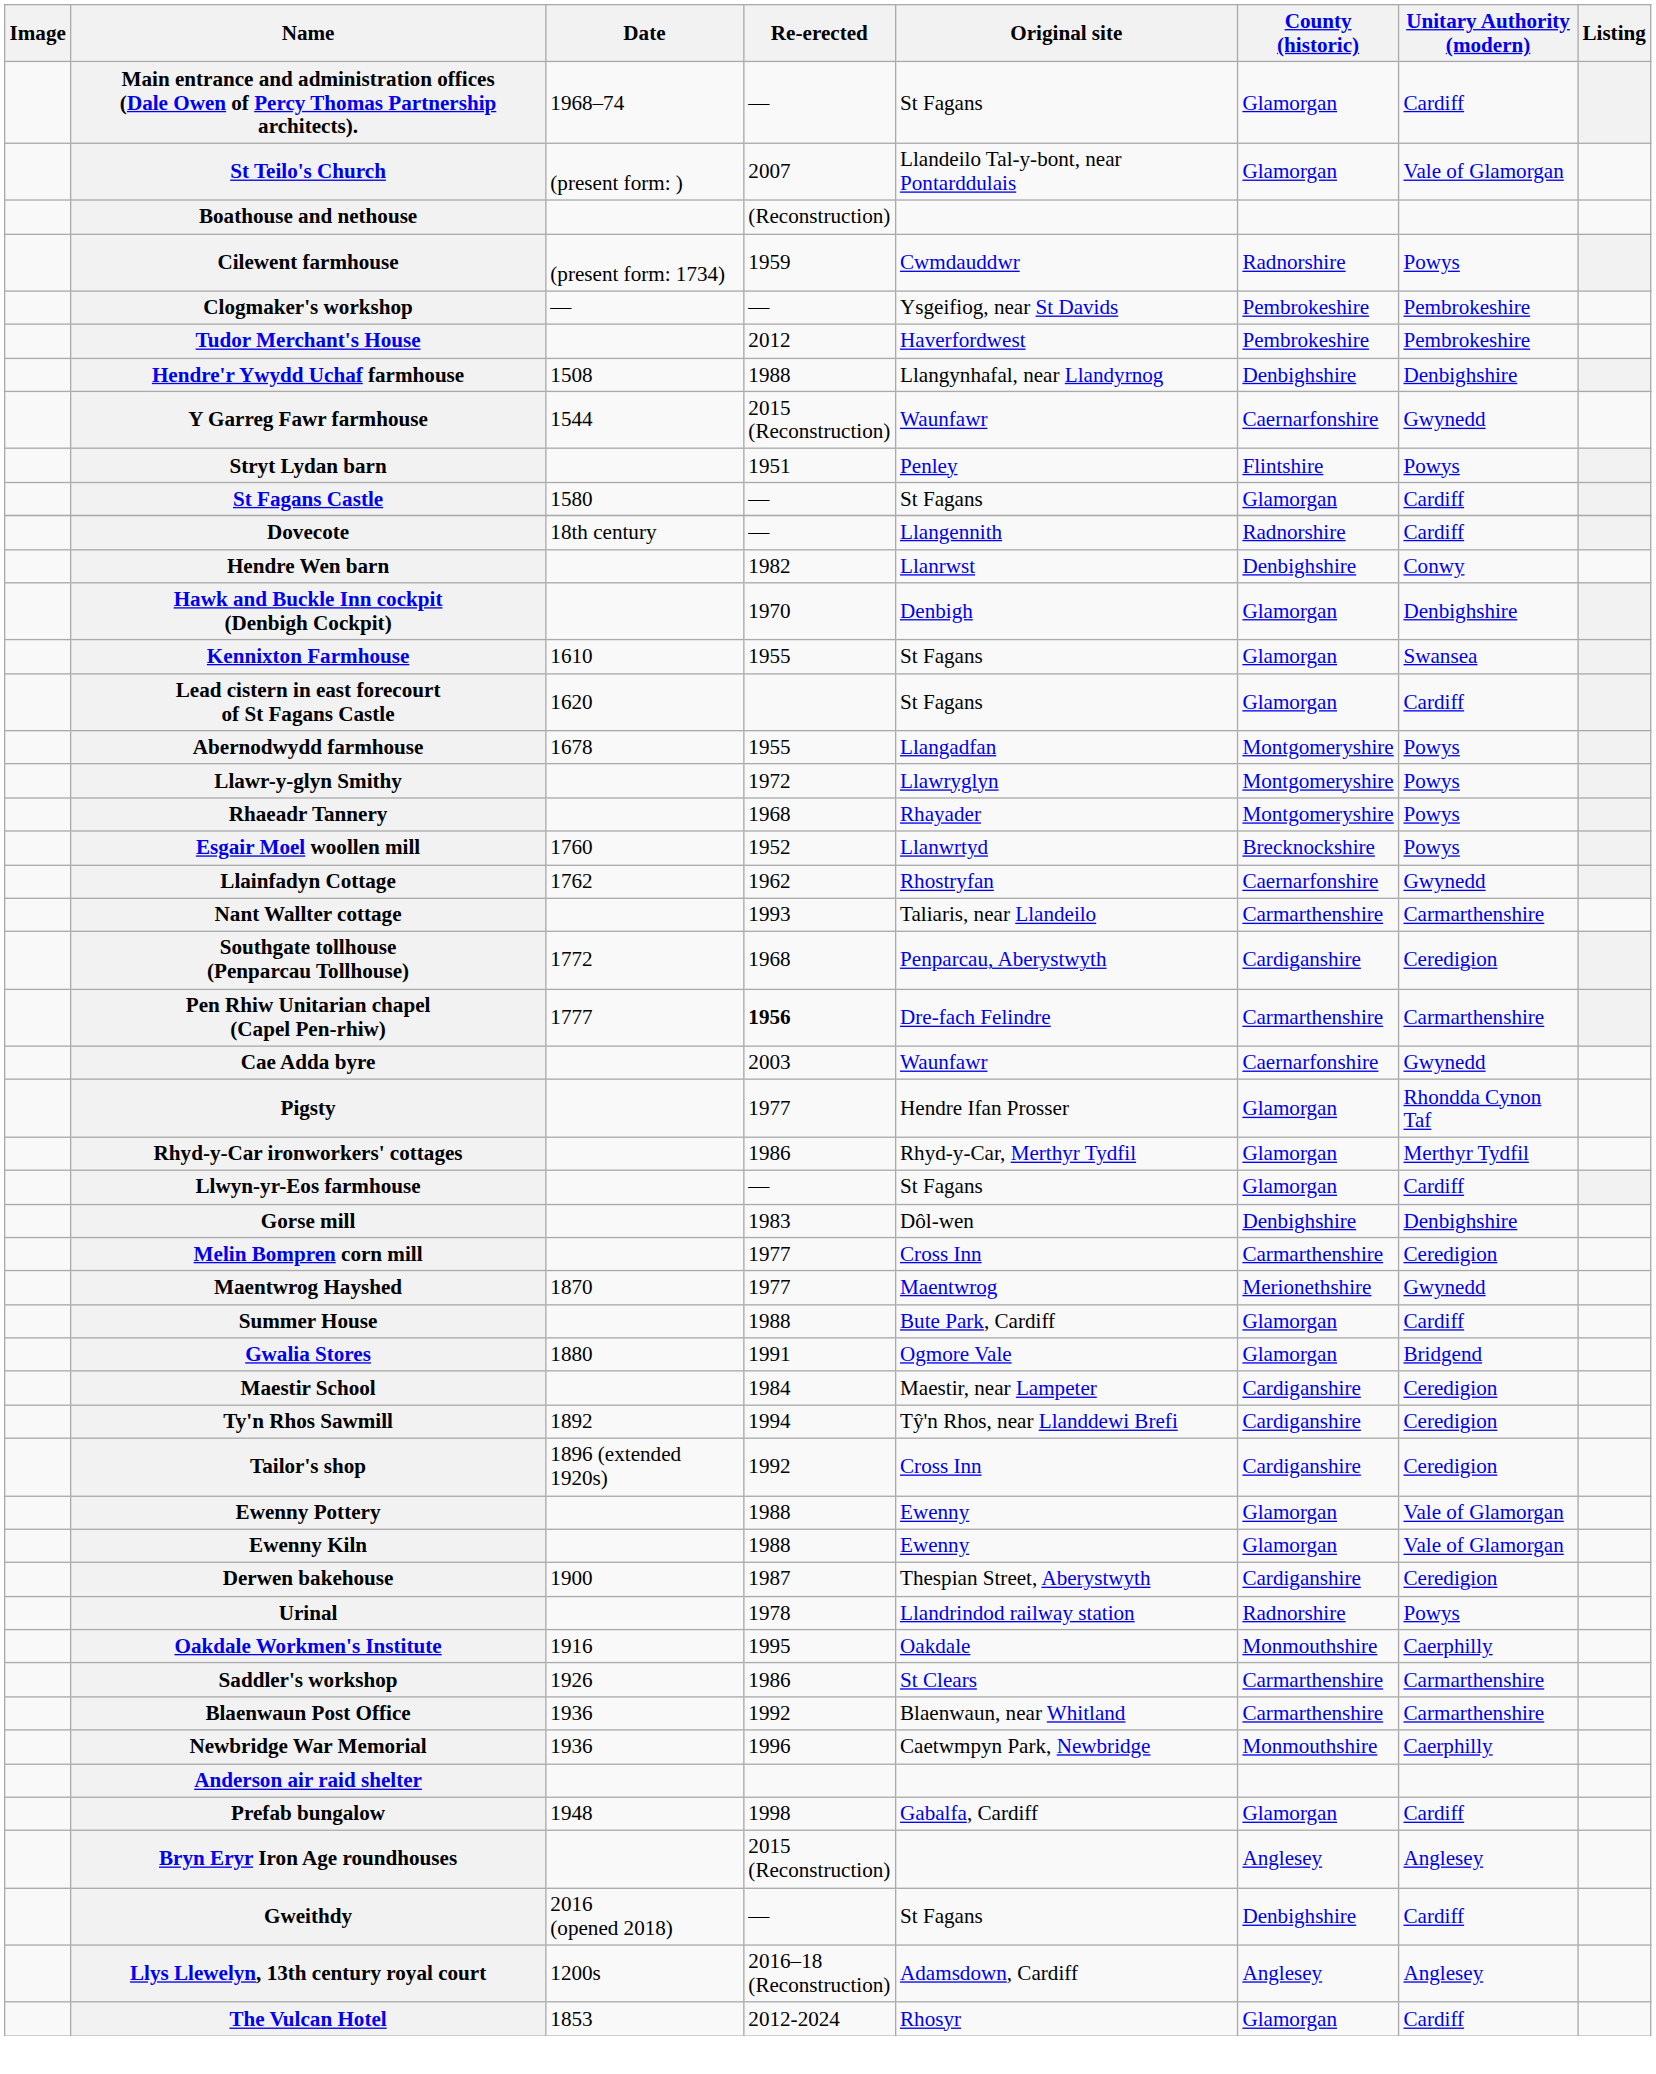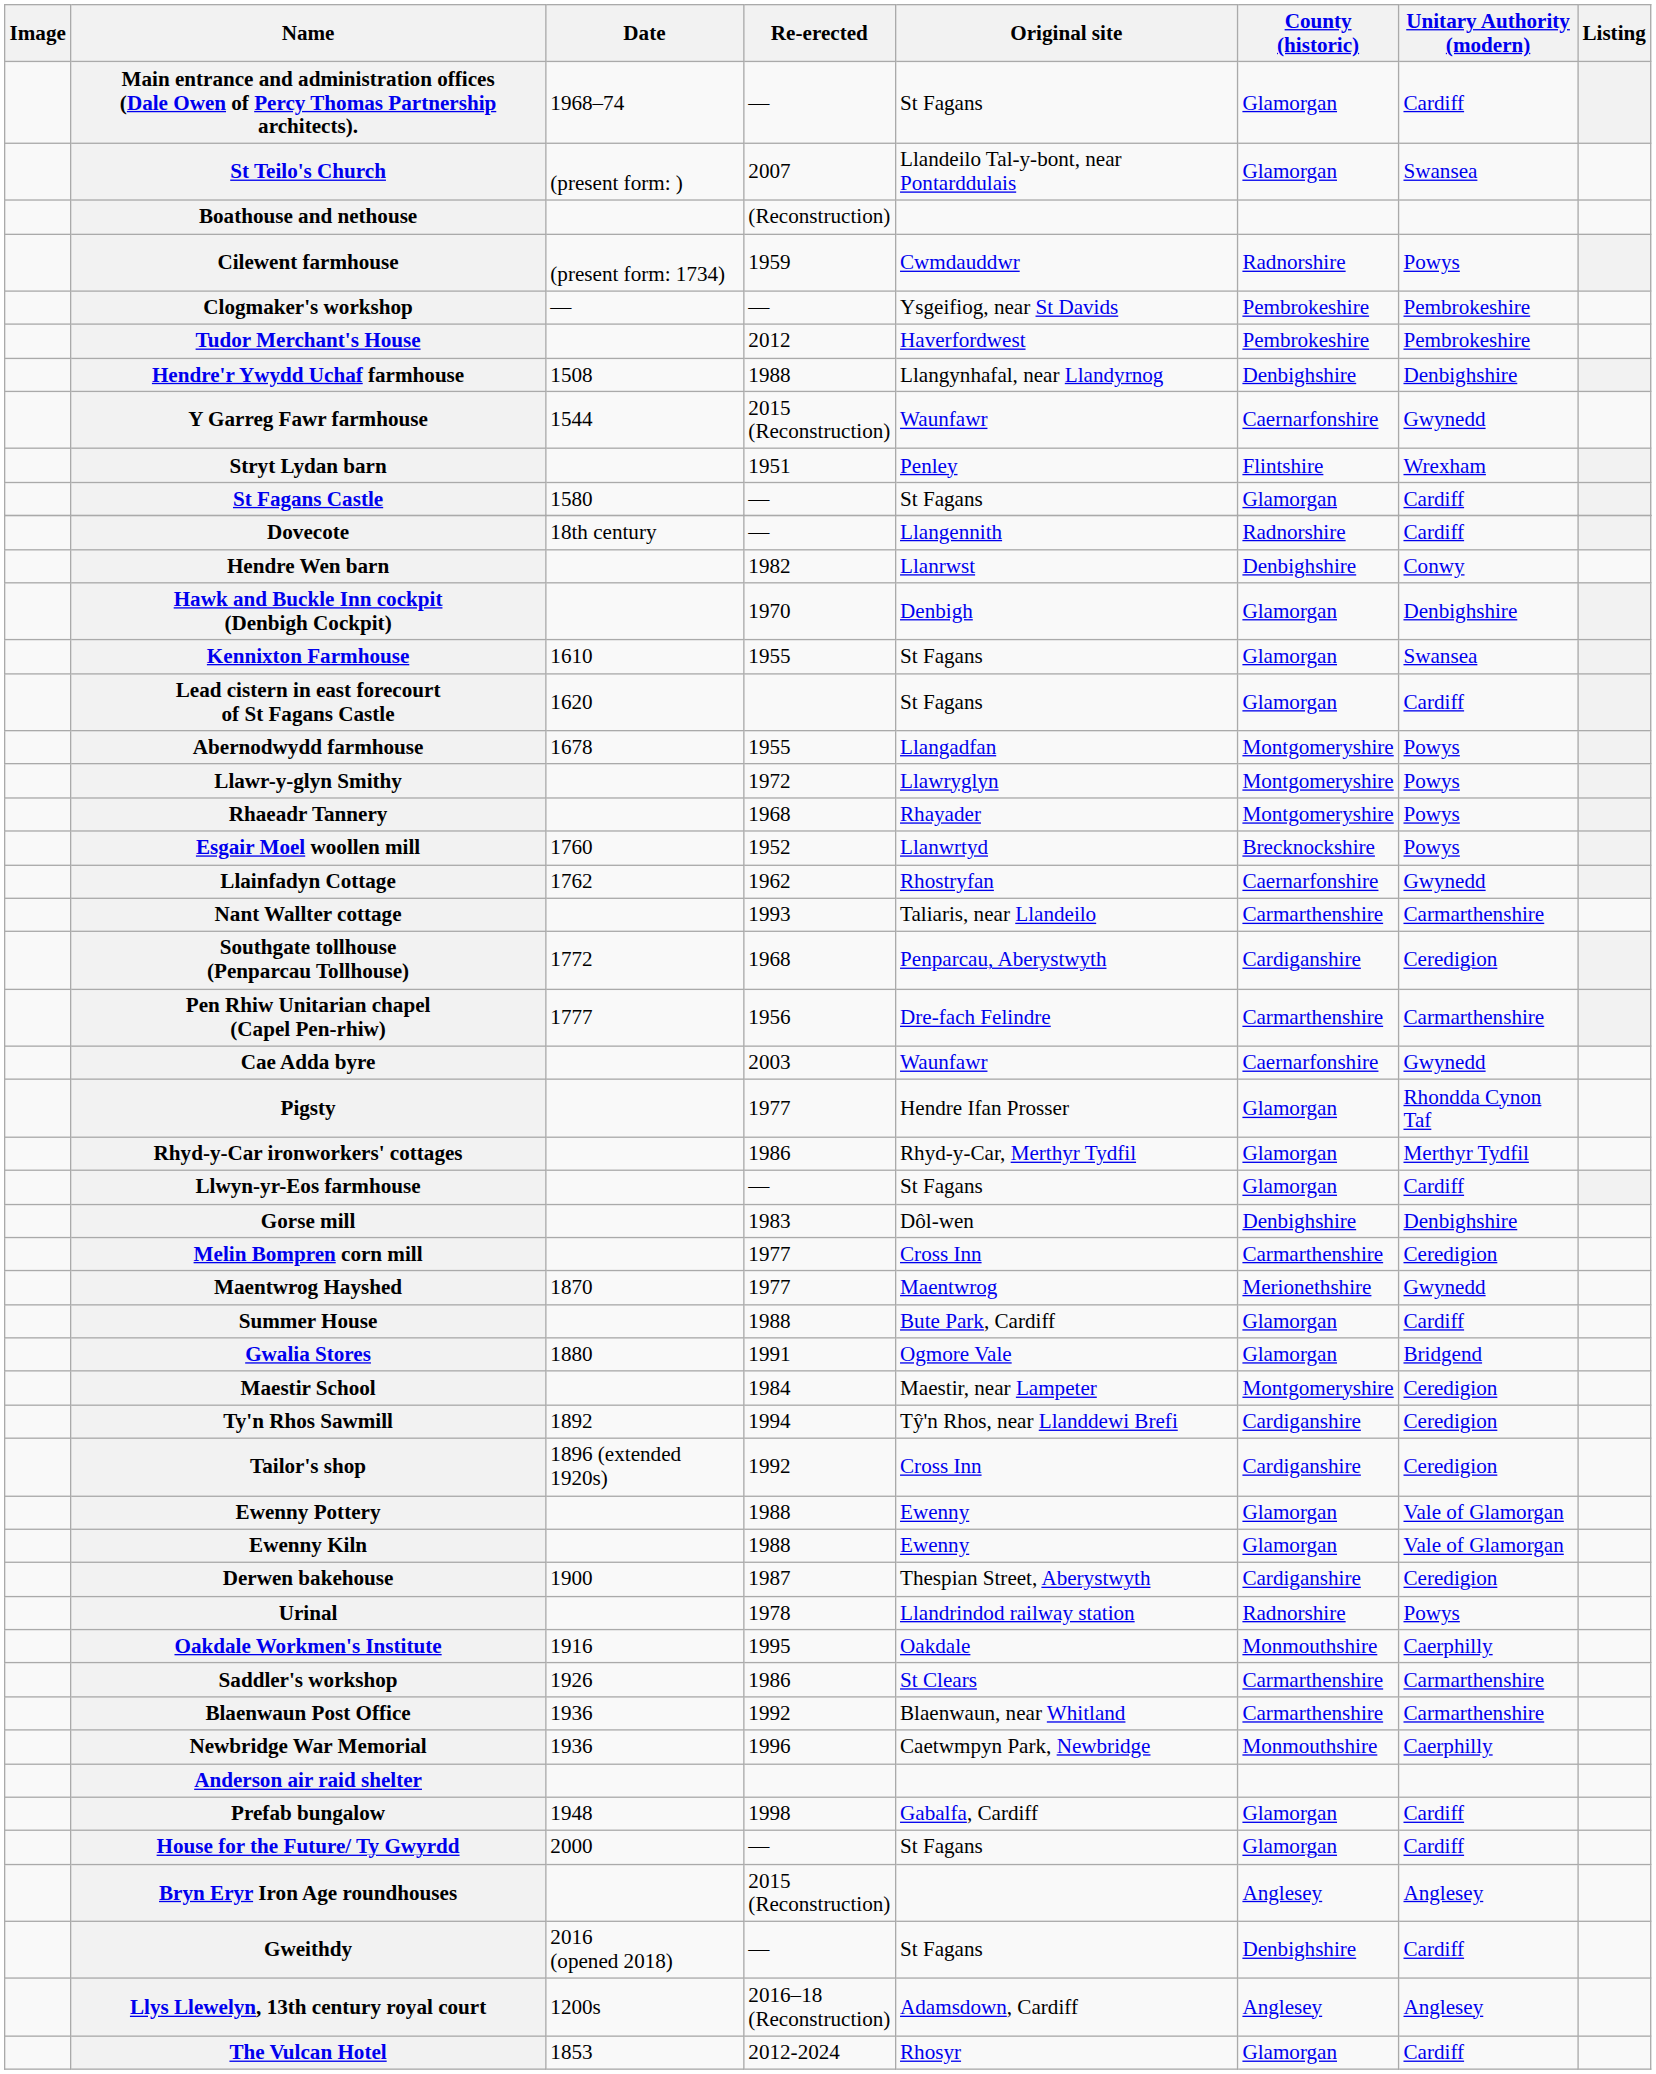(1484, 171) Vale of Glamorgan -> (1440, 171) Swansea
(1432, 465) Powys -> (1445, 465) Wrexham
(769, 1017) bold -> (769, 1017) normal
(1302, 1387) Cardiganshire -> (1318, 1387) Montgomeryshire
+ row: (308, 1847)
